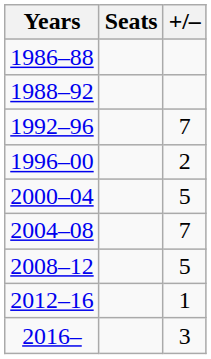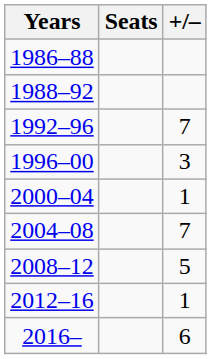(185, 161) 2 -> (185, 161) 3
(185, 196) 5 -> (185, 196) 1
(185, 335) 3 -> (185, 335) 6
